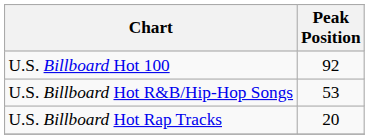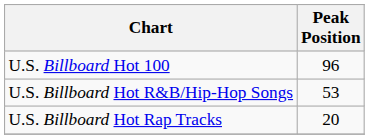(331, 65) 92 -> (331, 65) 96
